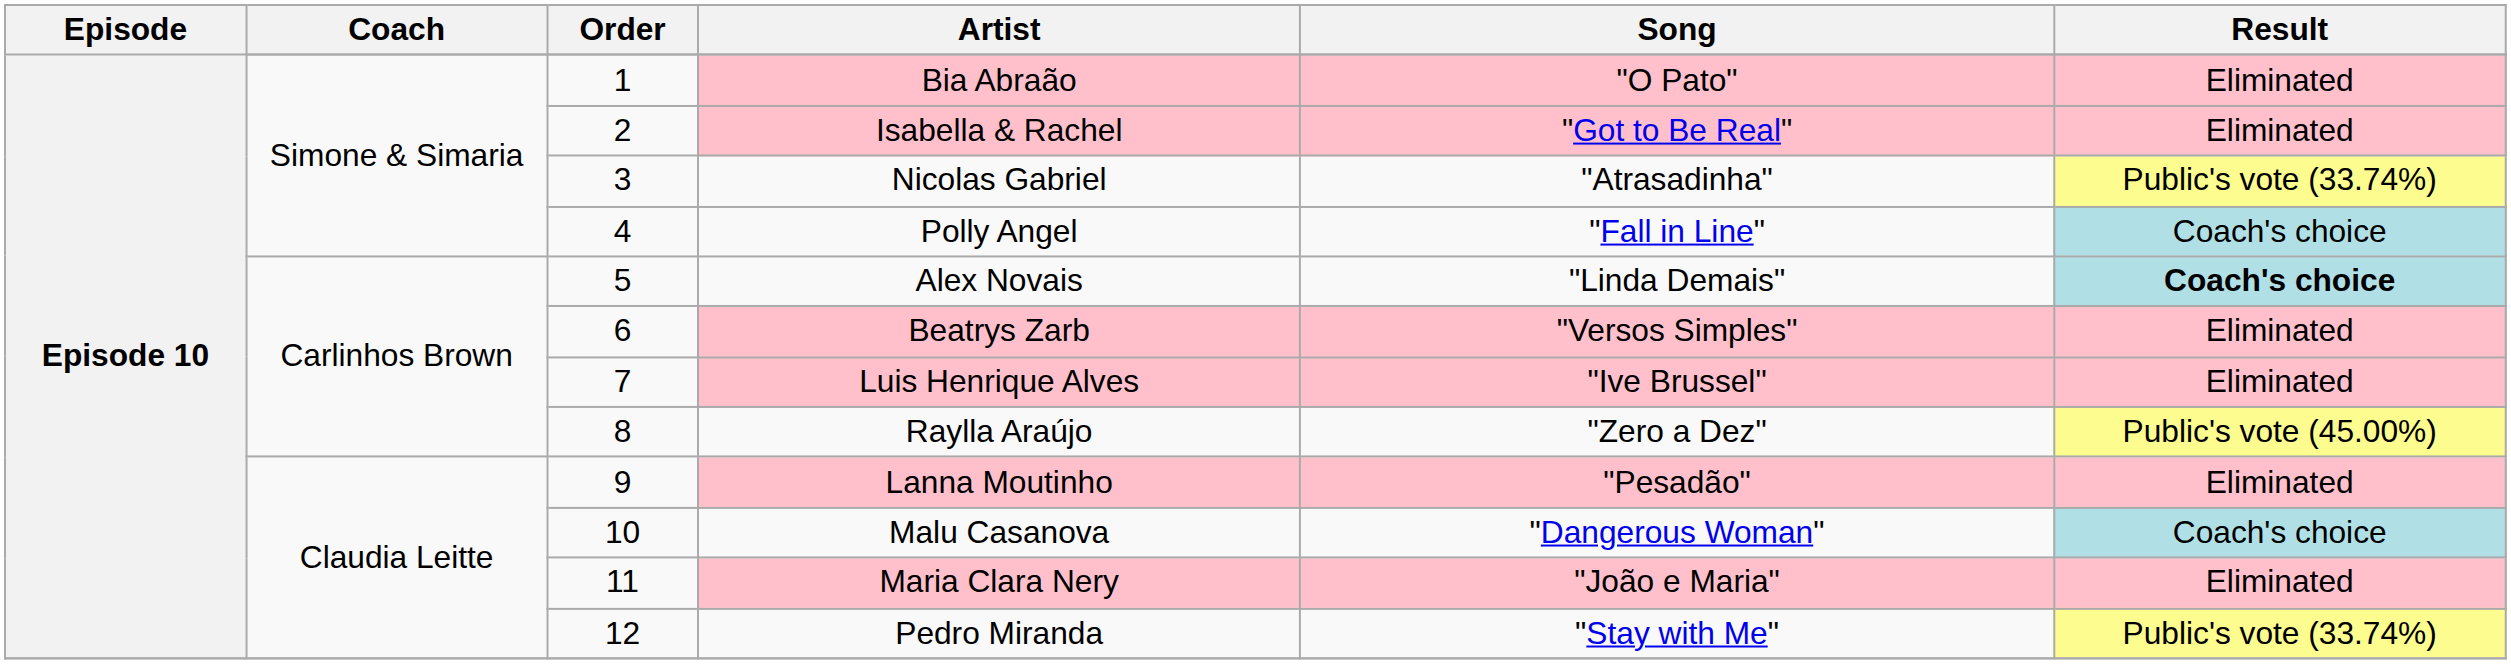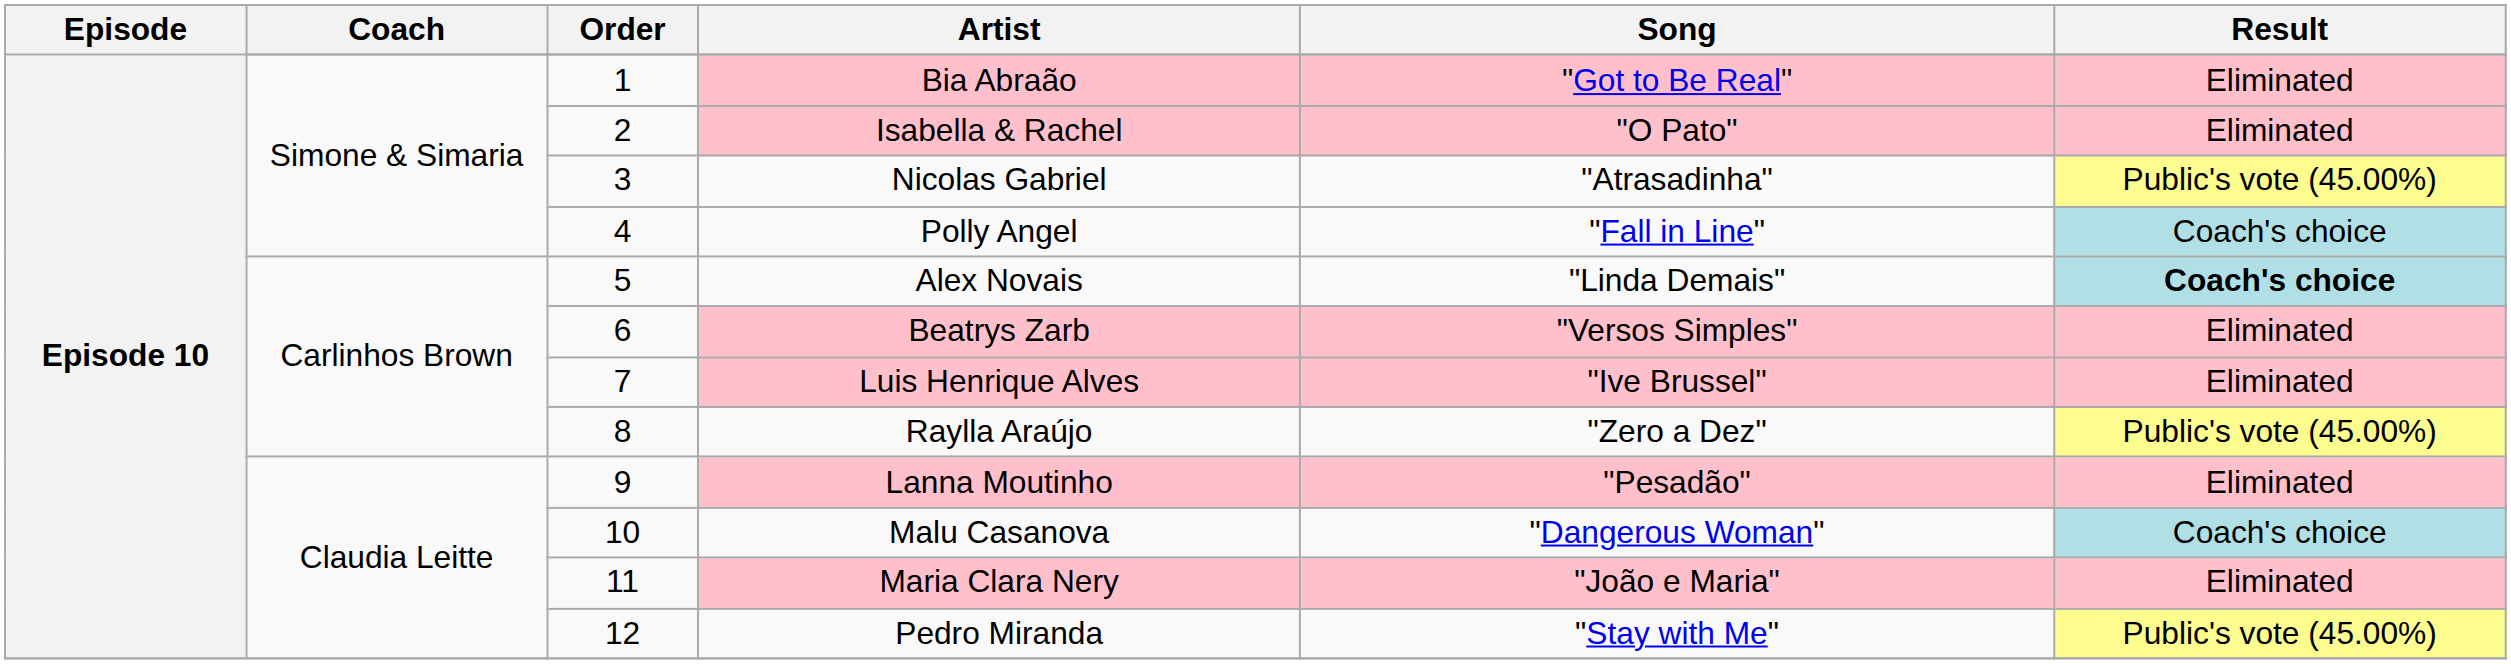(1677, 79) "O Pato" -> (1677, 79) "Got to Be Real"
(1677, 130) "Got to Be Real" -> (1677, 130) "O Pato"
(2280, 180) Public's vote (33.74%) -> (2280, 180) Public's vote (45.00%)
(2280, 632) Public's vote (33.74%) -> (2280, 632) Public's vote (45.00%)
